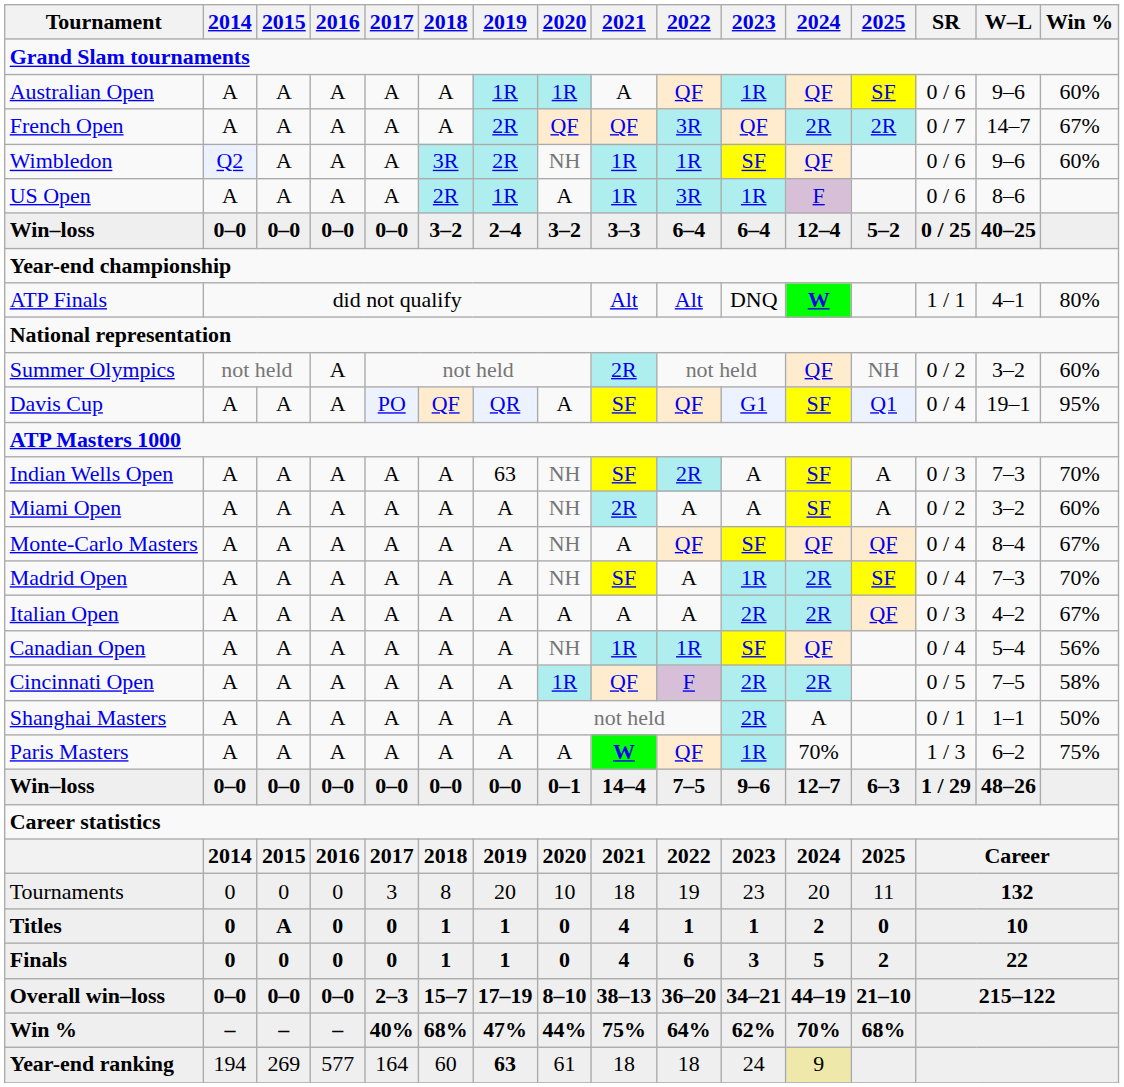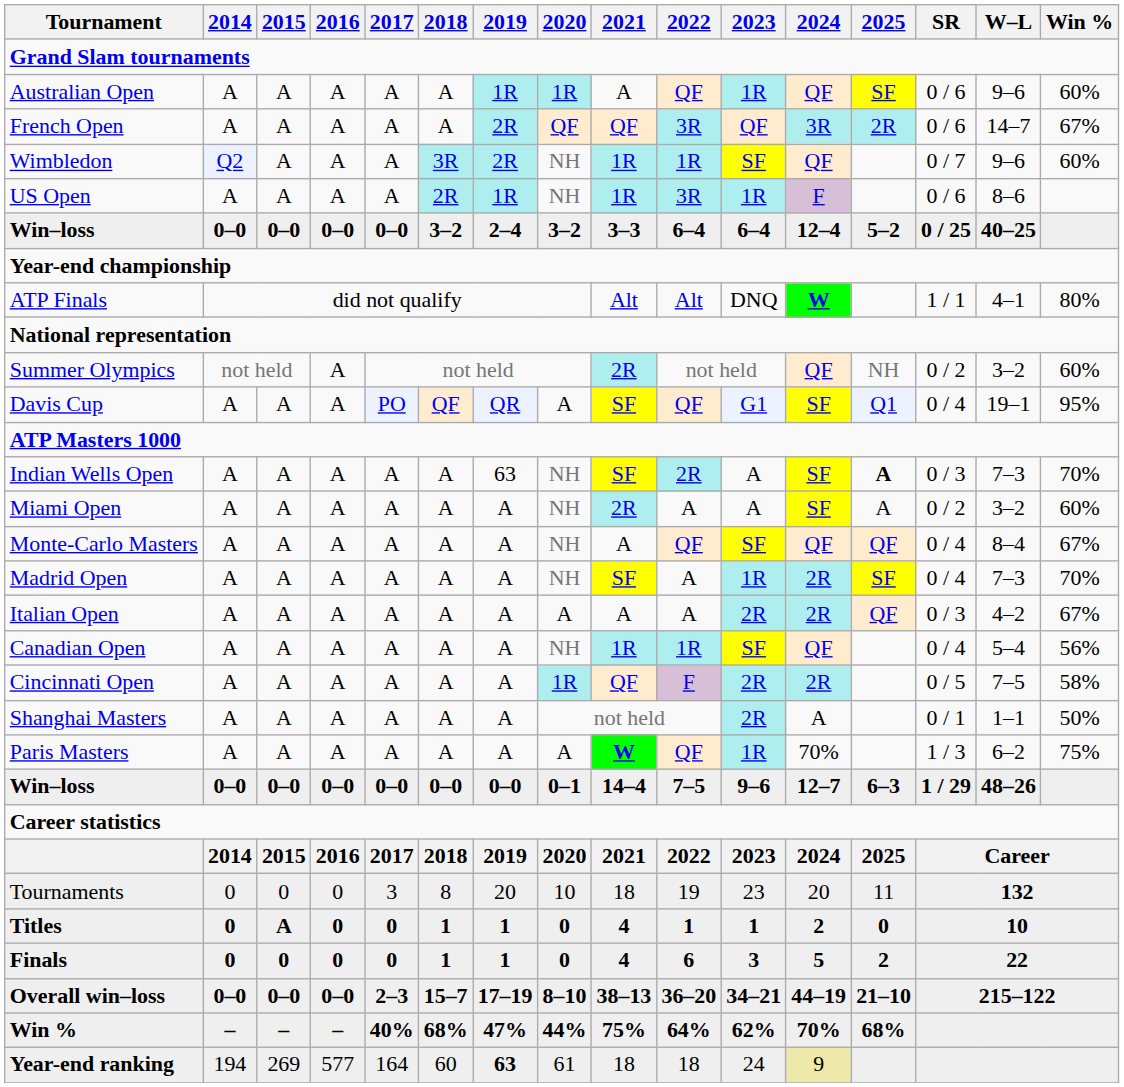(819, 126) 2R -> (819, 126) 3R
(946, 126) 0 / 7 -> (946, 126) 0 / 6
(946, 160) 0 / 6 -> (946, 160) 0 / 7
(565, 195) A -> (564, 195) NH
(884, 473) normal -> (884, 473) bold
